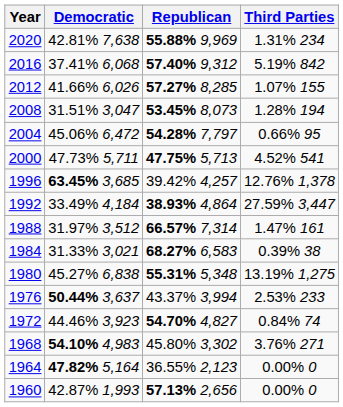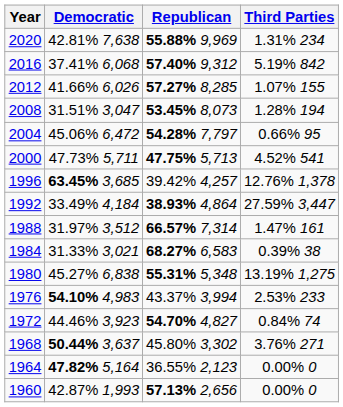(94, 297) 50.44% 3,637 -> (94, 297) 54.10% 4,983
(94, 344) 54.10% 4,983 -> (94, 344) 50.44% 3,637
